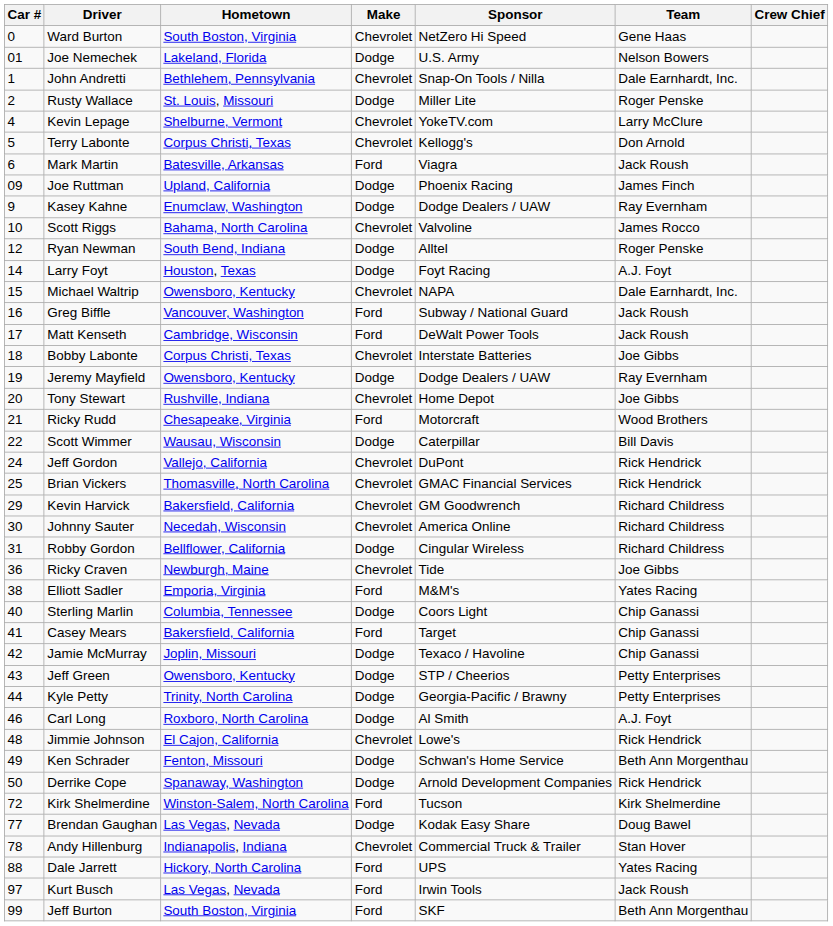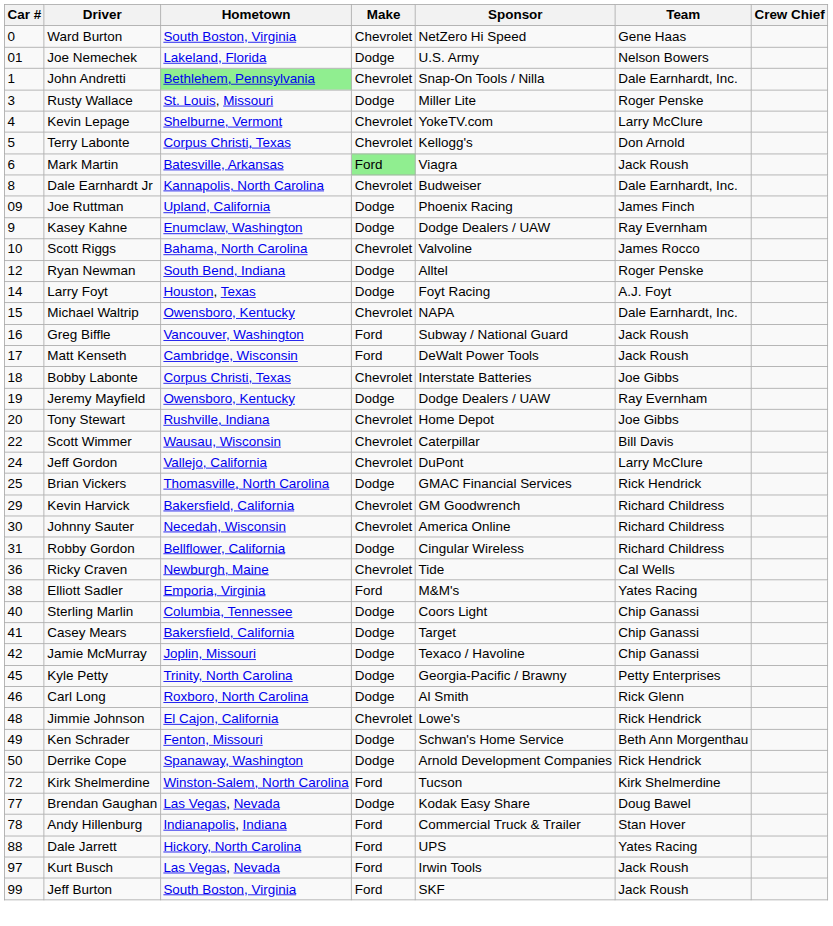(239, 79) no background -> (239, 79) lightgreen background
(11, 100) 2 -> (11, 100) 3
(369, 164) no background -> (369, 164) lightgreen background
+ row: (100, 185)
- row: (82, 420)
(375, 441) Dodge -> (384, 441) Chevrolet
(660, 462) Rick Hendrick -> (660, 462) Larry McClure
(384, 484) Chevrolet -> (375, 484) Dodge
(648, 569) Joe Gibbs -> (646, 569) Cal Wells
(369, 633) Ford -> (375, 633) Dodge
- row: (79, 675)
(15, 697) 44 -> (15, 675) 45
(645, 718) A.J. Foyt -> (651, 697) Rick Glenn
(384, 846) Chevrolet -> (369, 825) Ford
(683, 910) Beth Ann Morgenthau -> (653, 889) Jack Roush
